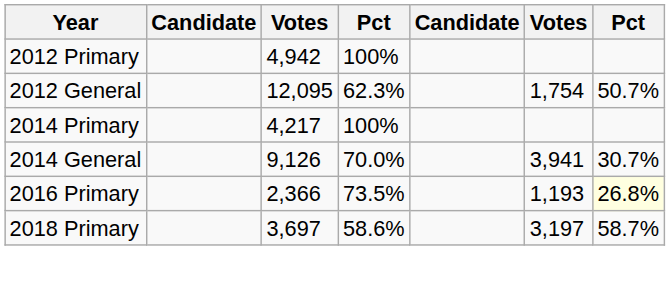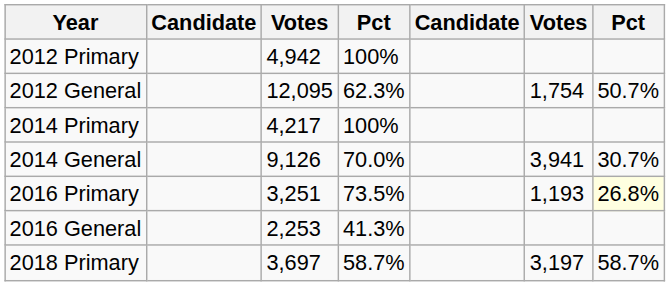(294, 194) 2,366 -> (294, 194) 3,251
+ row: (75, 228)
(374, 228) 58.6% -> (374, 263) 58.7%
